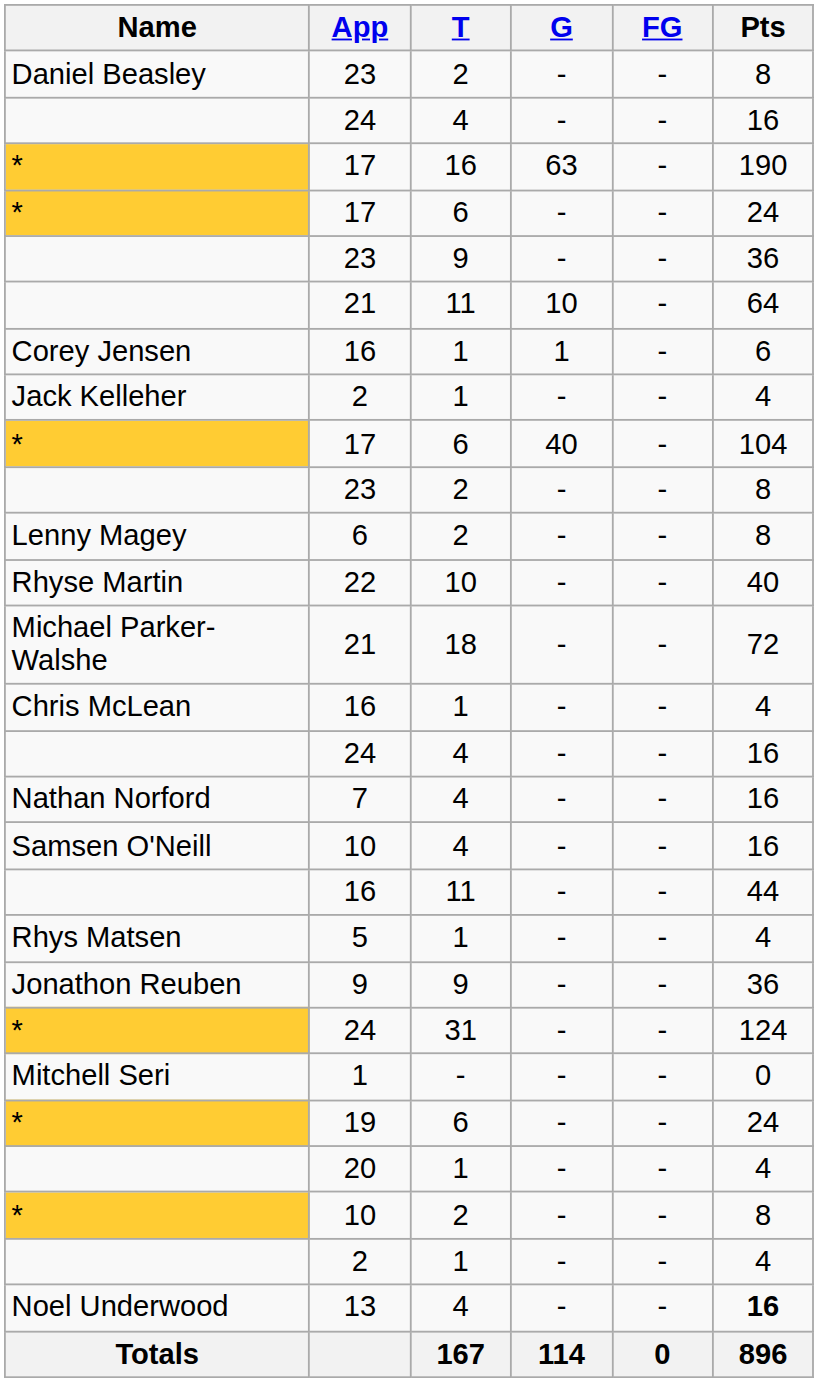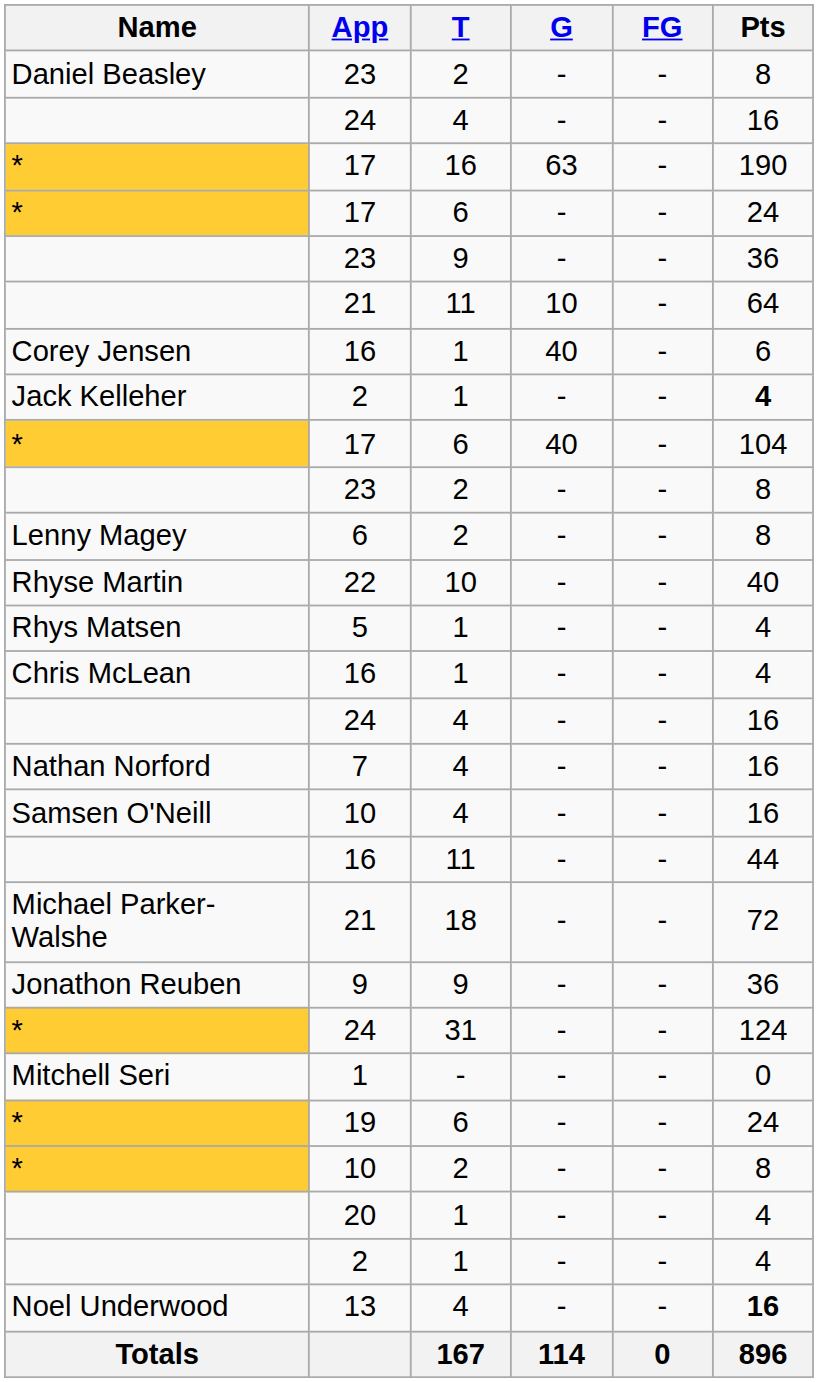(561, 350) 1 -> (561, 350) 40
(763, 397) normal -> (763, 397) bold
rows swapped: (97, 937) <-> (114, 644)
rows swapped: (17, 1214) <-> (157, 1169)
